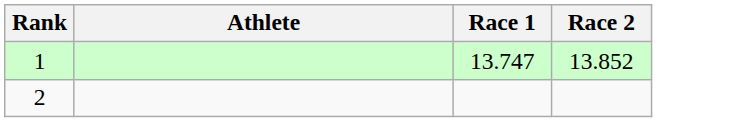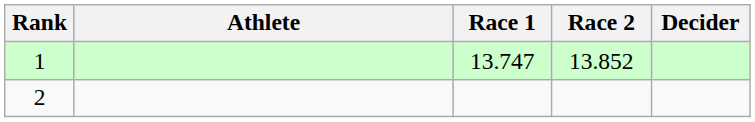+ column: (700, 23)
